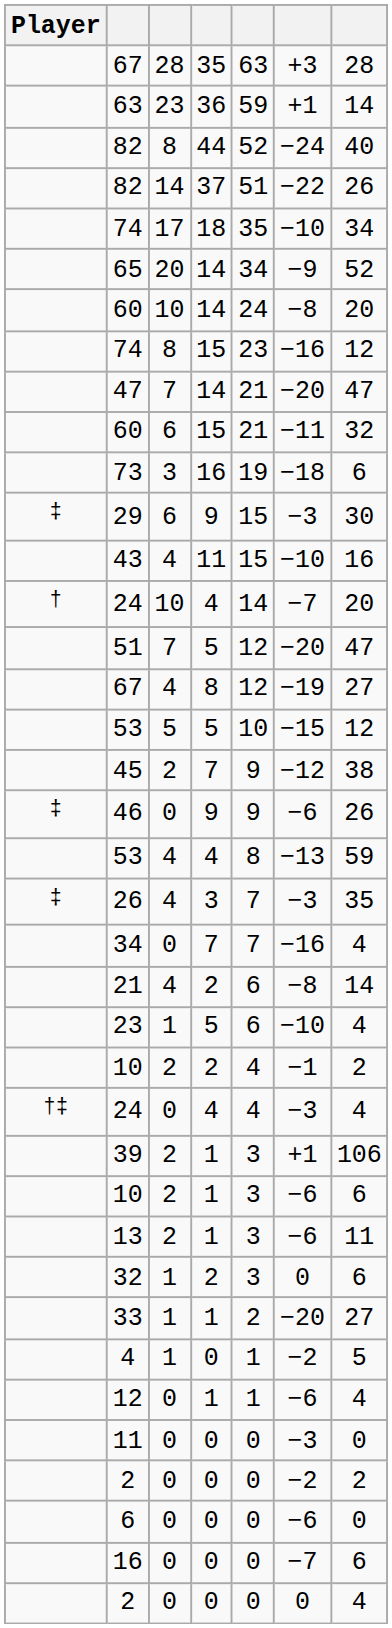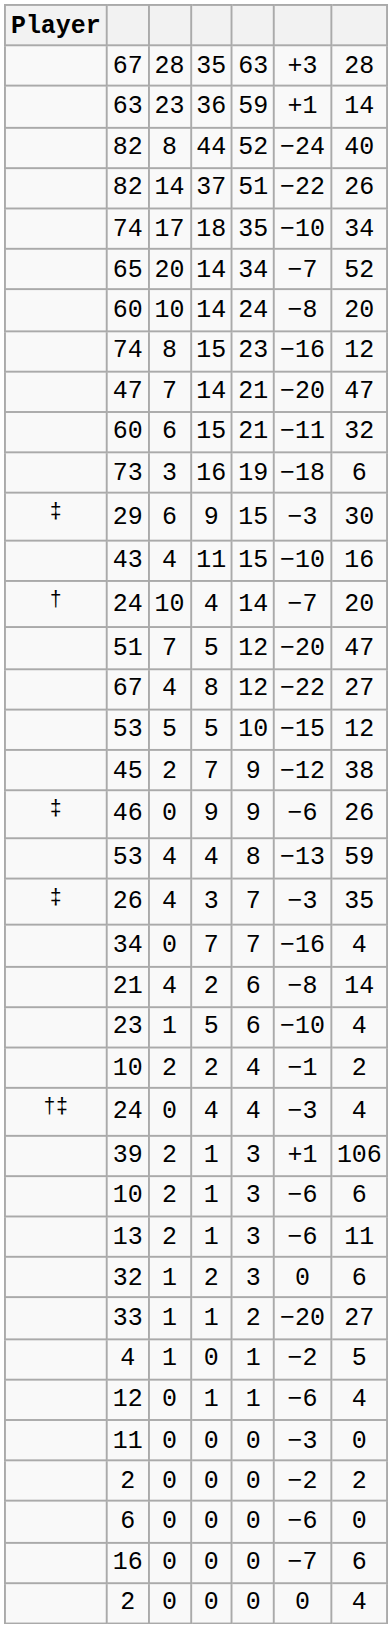(303, 269) −9 -> (303, 269) −7
(303, 689) −19 -> (303, 689) −22
